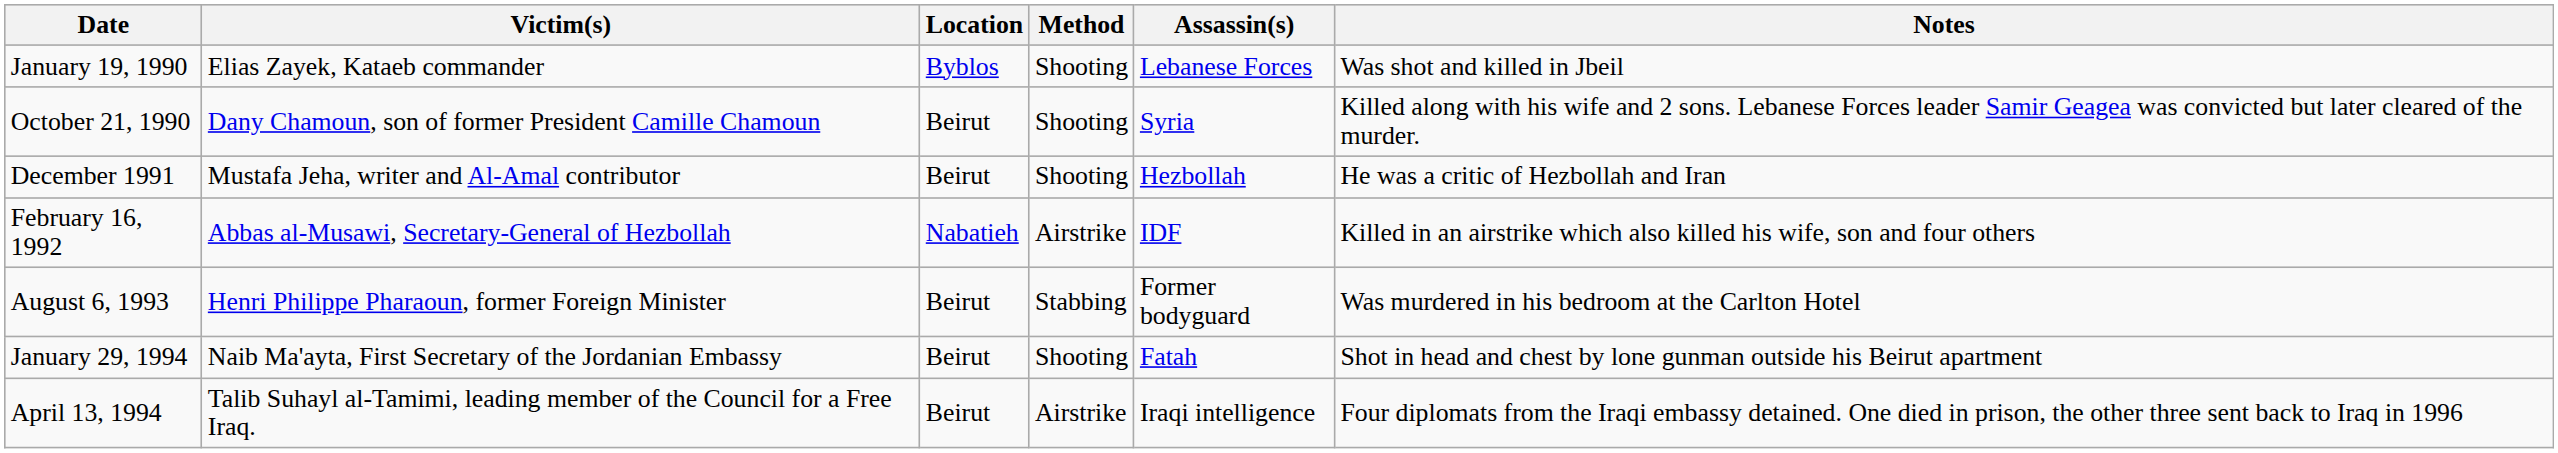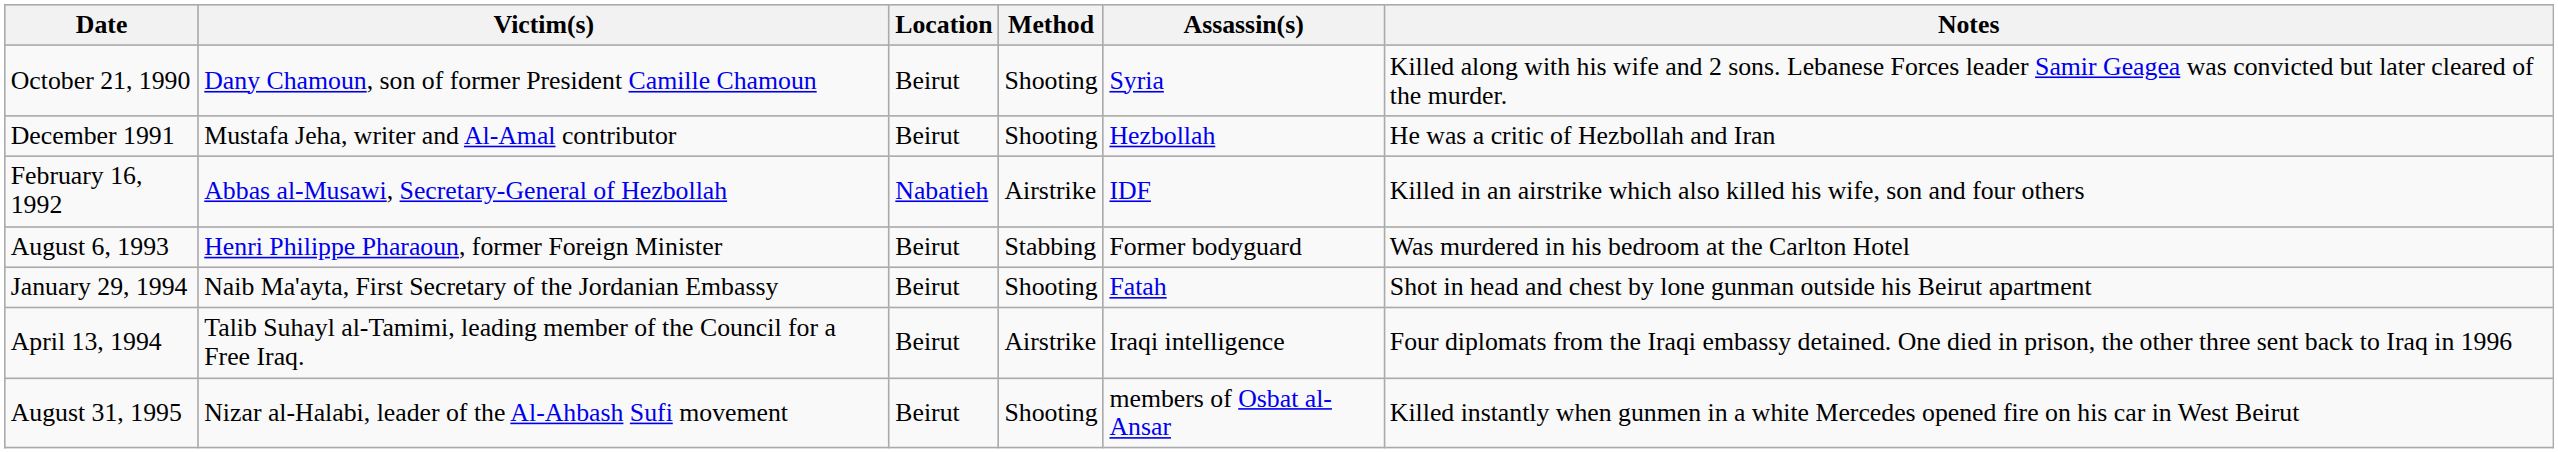- row: (99, 65)
+ row: (96, 412)
